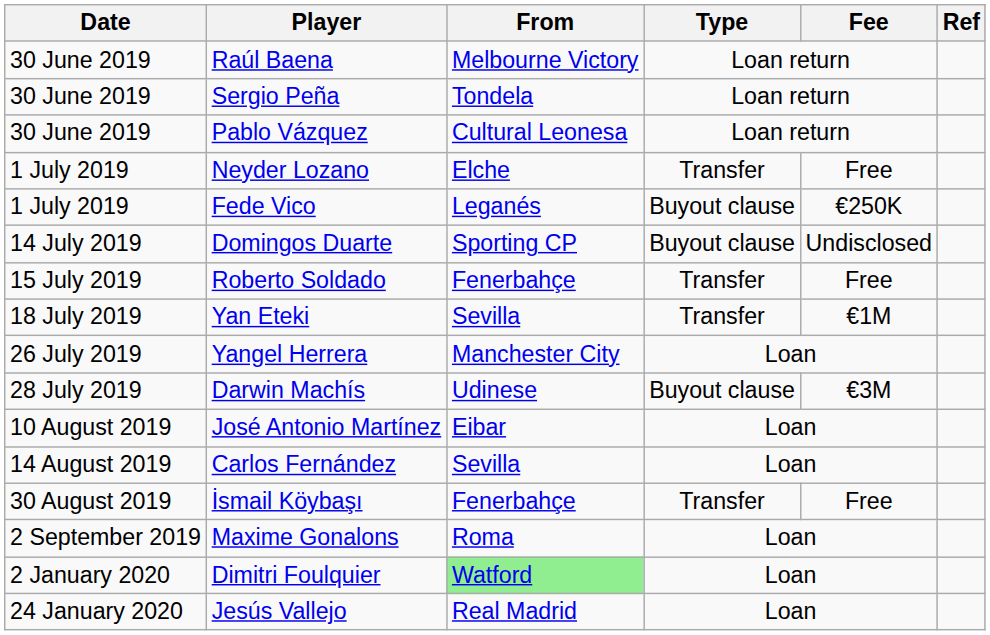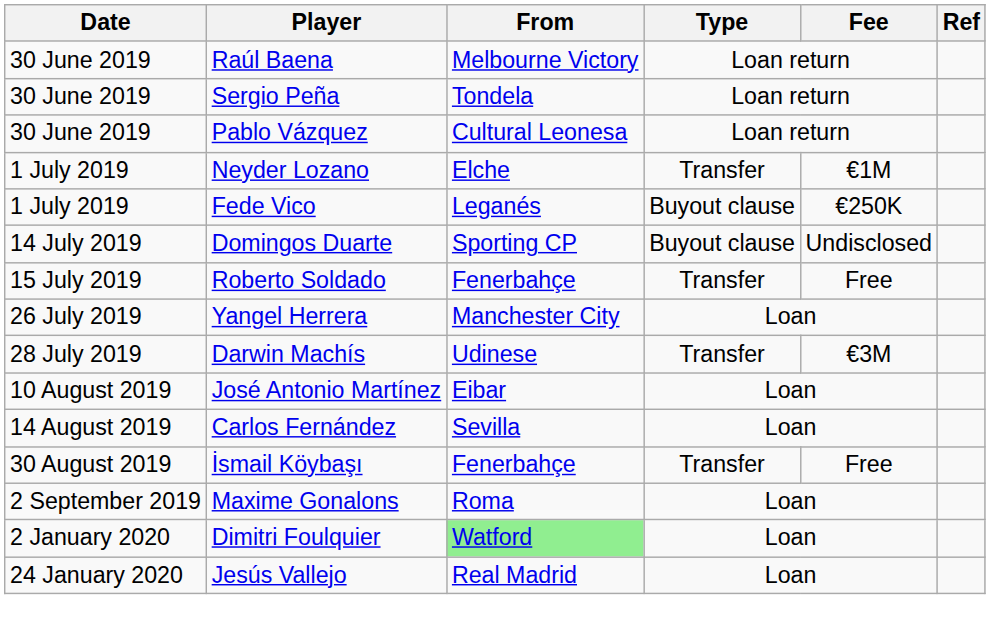(869, 170) Free -> (869, 170) €1M
- row: (260, 317)
(722, 390) Buyout clause -> (722, 354) Transfer
